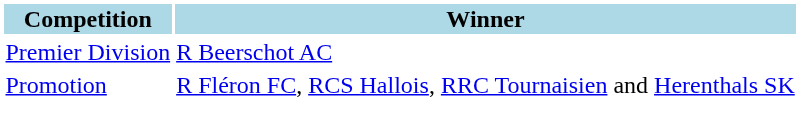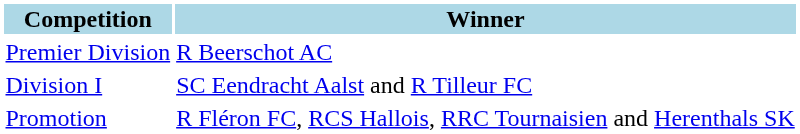+ row: (54, 84)
